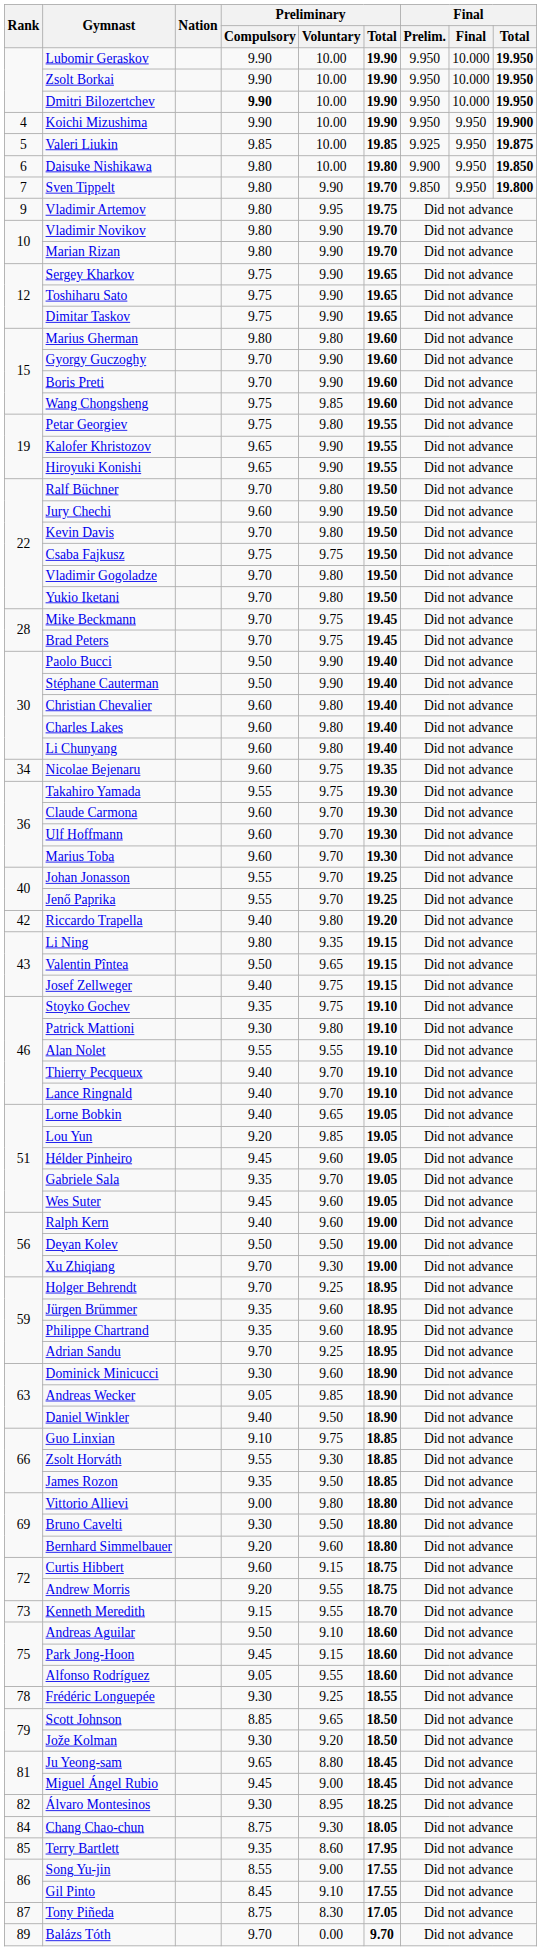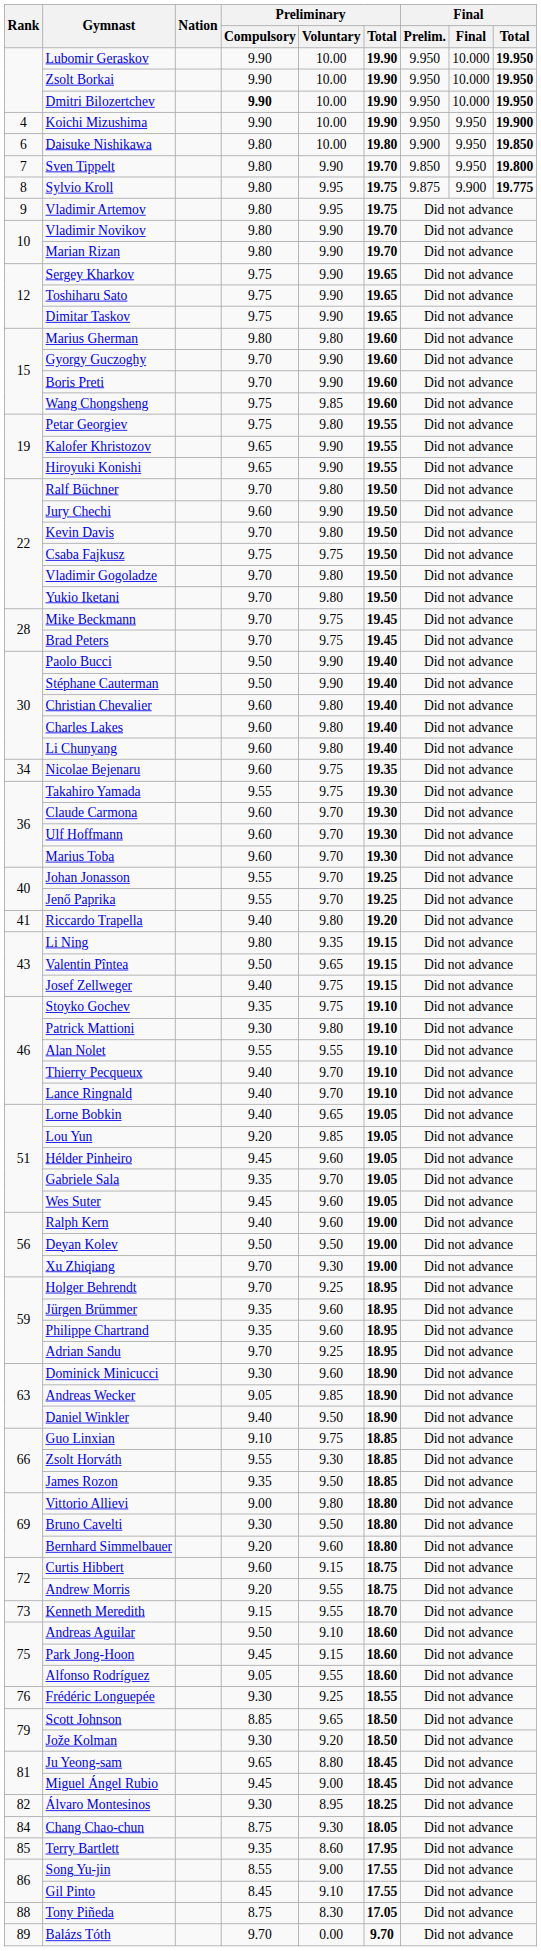- row: (82, 144)
+ row: (79, 187)
(23, 921) 42 -> (23, 921) 41
(23, 1697) 78 -> (23, 1697) 76
(23, 1913) 87 -> (23, 1913) 88
